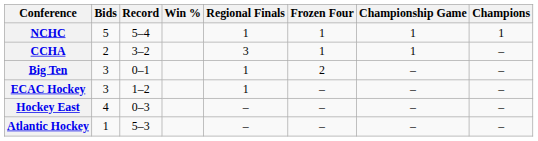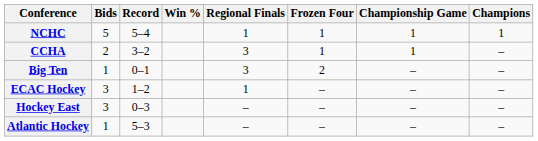(106, 70) 3 -> (106, 70) 1
(246, 70) 1 -> (246, 70) 3
(106, 107) 4 -> (106, 107) 3
